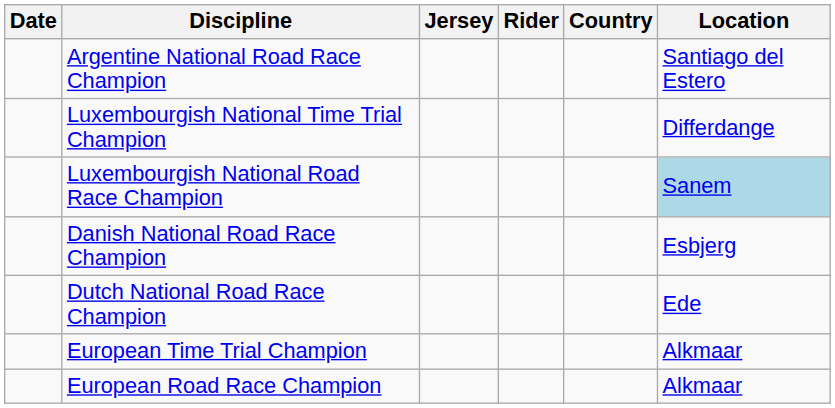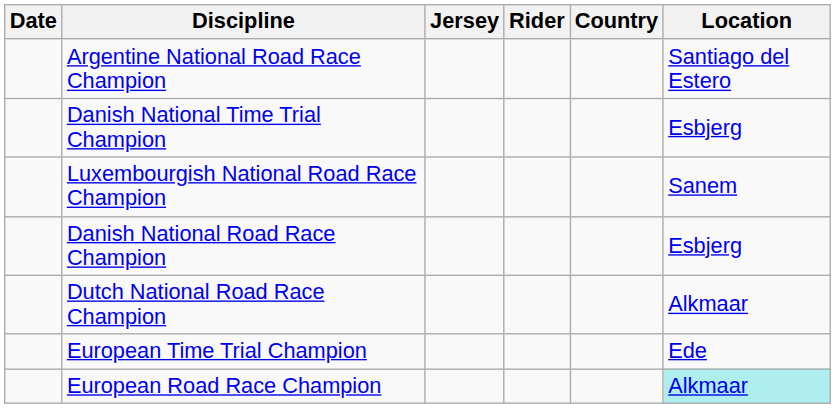+ row: (194, 127)
- row: (234, 127)
(697, 186) lightblue background -> (703, 186) no background
(682, 304) Ede -> (708, 304) Alkmaar
(702, 351) Alkmaar -> (688, 351) Ede
(702, 385) no background -> (708, 385) paleturquoise background
